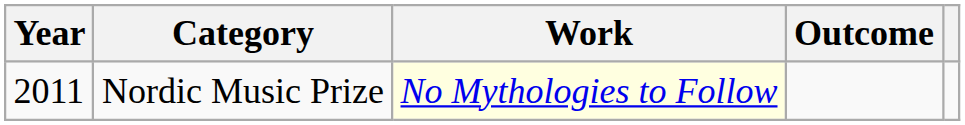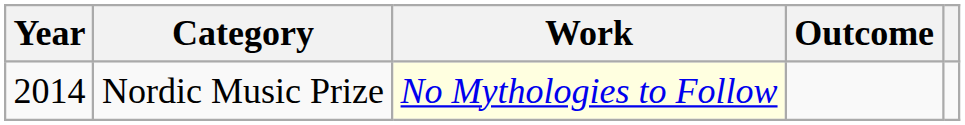(49, 90) 2011 -> (49, 90) 2014
